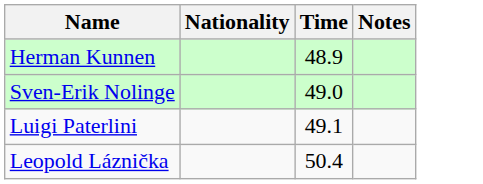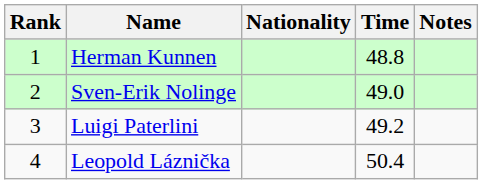+ column: (35, 21)
(324, 56) 48.9 -> (385, 56) 48.8
(324, 126) 49.1 -> (385, 126) 49.2
